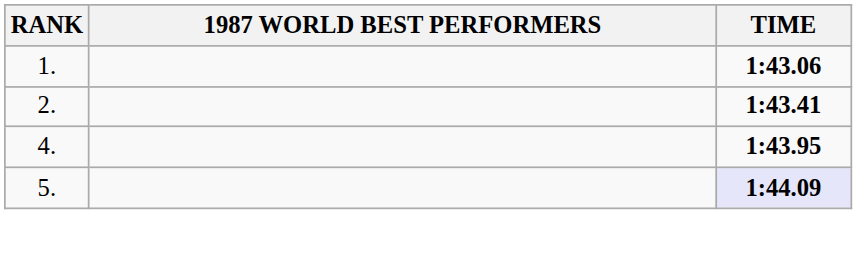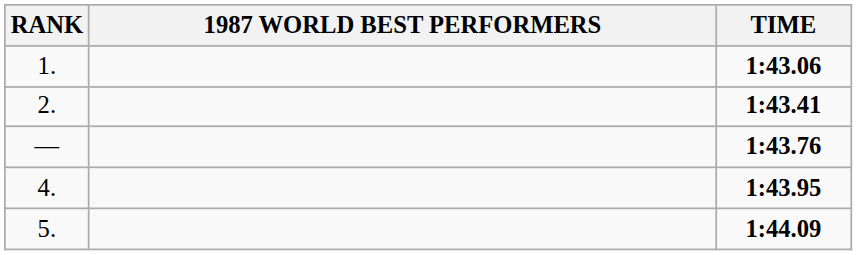+ row: (47, 147)
(783, 187) lavender background -> (783, 228) no background
